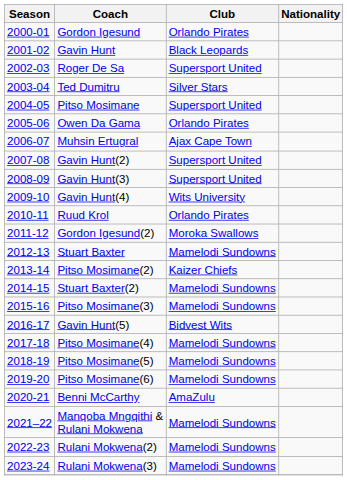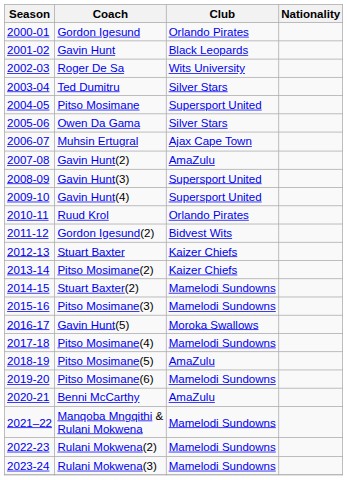(215, 69) Supersport United -> (207, 69) Wits University
(209, 123) Orlando Pirates -> (198, 123) Silver Stars
(215, 160) Supersport United -> (192, 160) AmaZulu
(207, 197) Wits University -> (215, 197) Supersport United
(214, 233) Moroka Swallows -> (200, 233) Bidvest Wits
(222, 251) Mamelodi Sundowns -> (203, 251) Kaizer Chiefs
(200, 325) Bidvest Wits -> (214, 325) Moroka Swallows
(222, 361) Mamelodi Sundowns -> (192, 361) AmaZulu
